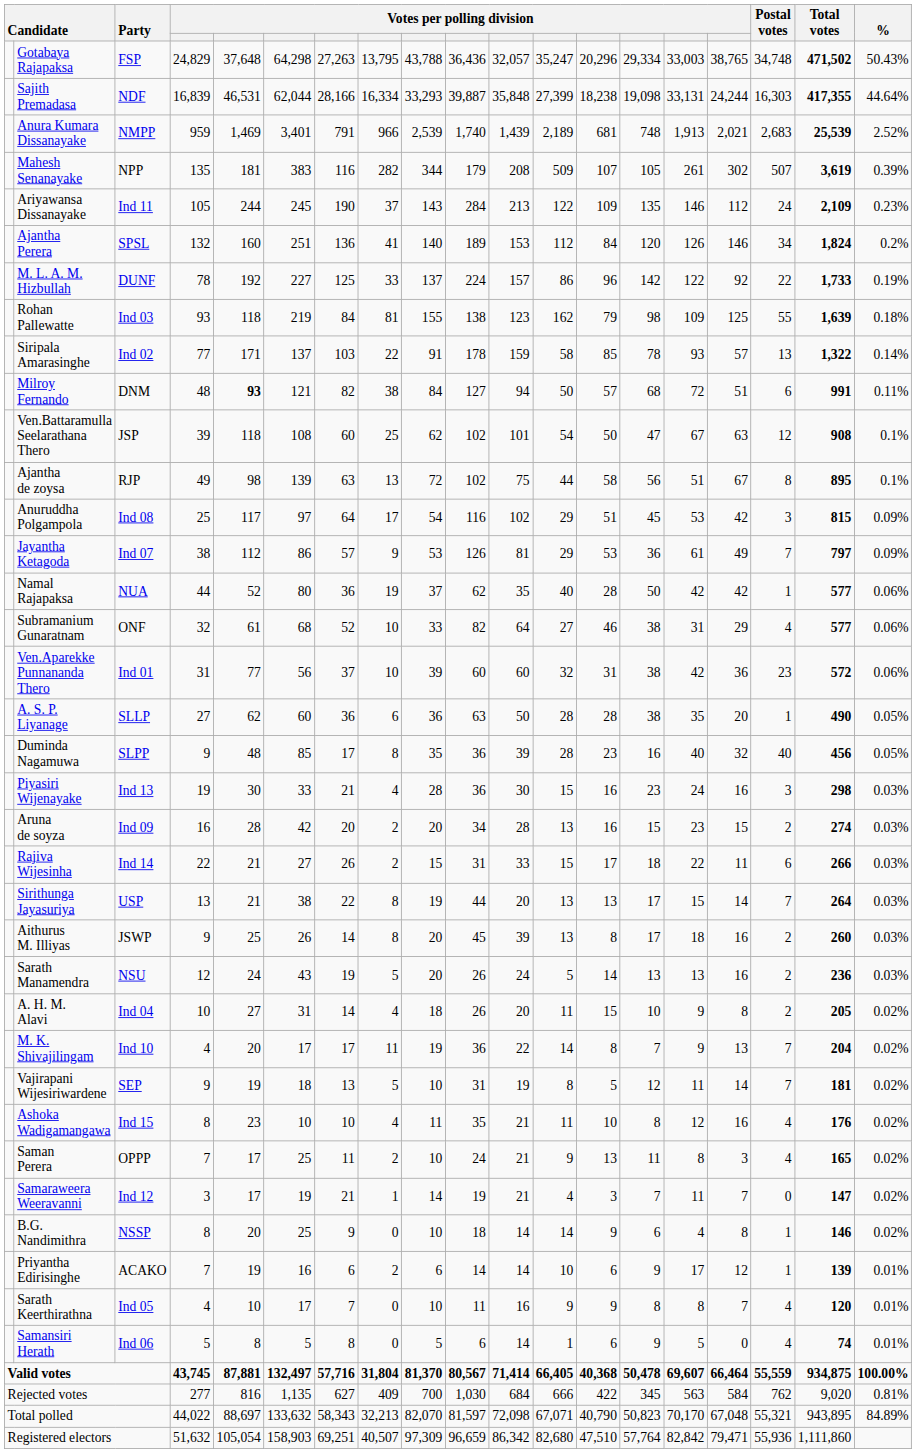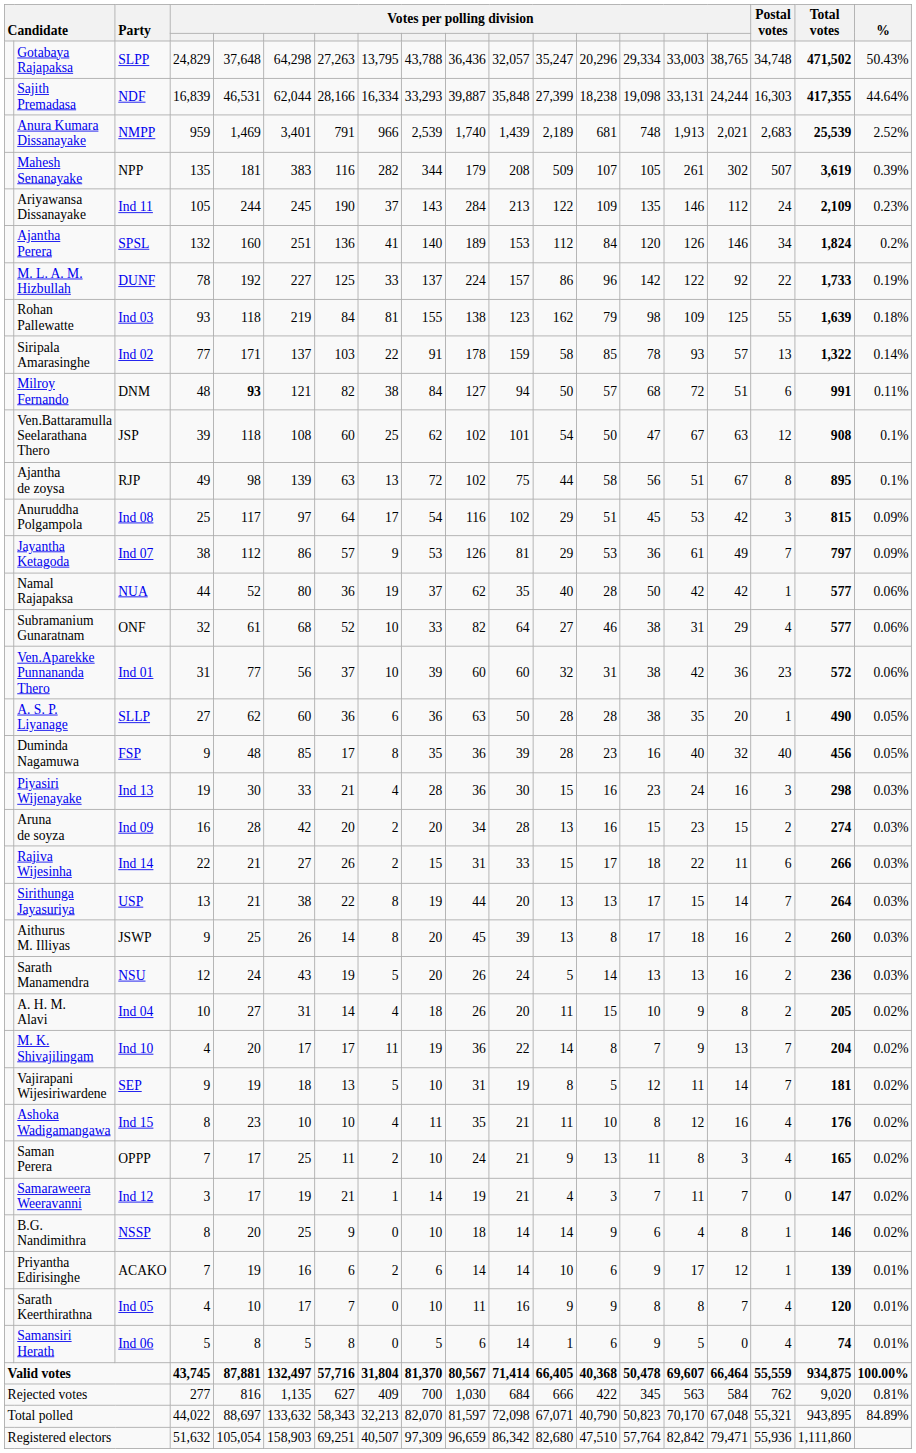(130, 59) FSP -> (134, 59) SLPP
(134, 754) SLPP -> (130, 754) FSP
